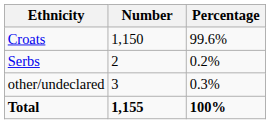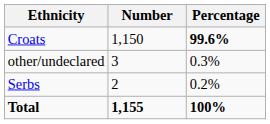(208, 38) normal -> (210, 38) bold
rows swapped: (24, 61) <-> (56, 84)
